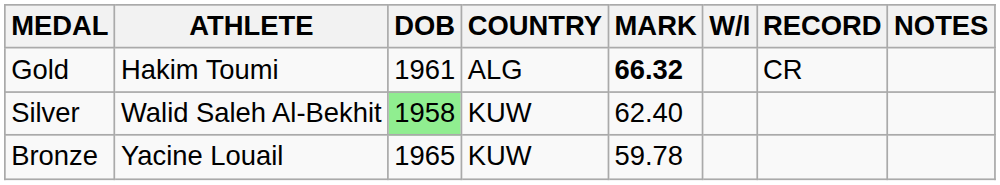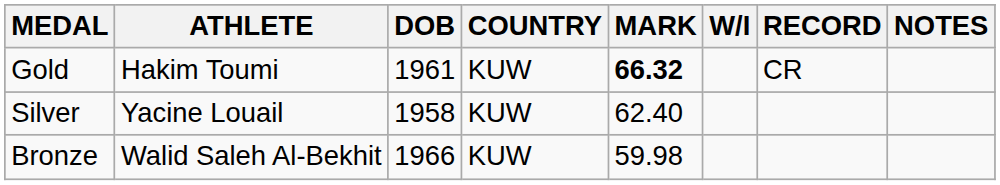(495, 69) ALG -> (500, 69) KUW
(251, 112) Walid Saleh Al-Bekhit -> (202, 112) Yacine Louail
(425, 112) lightgreen background -> (425, 112) no background
(202, 156) Yacine Louail -> (251, 156) Walid Saleh Al-Bekhit
(425, 156) 1965 -> (425, 156) 1966
(649, 156) 59.78 -> (649, 156) 59.98
